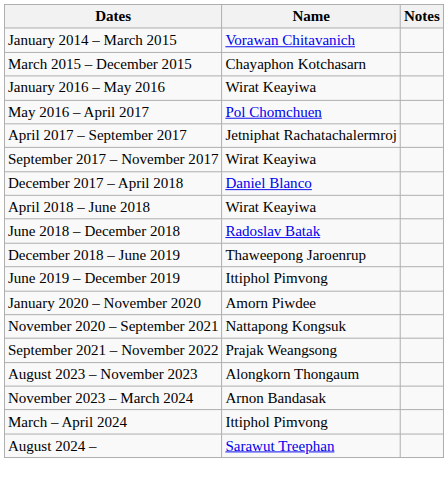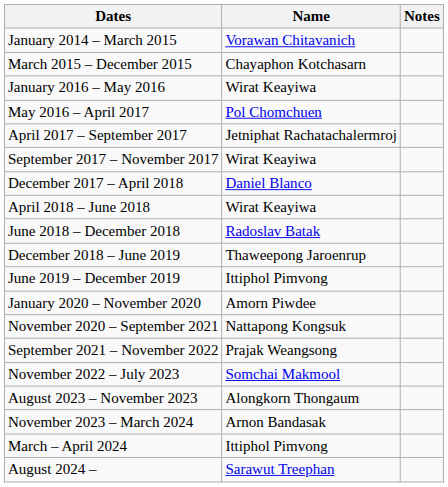+ row: (94, 374)
